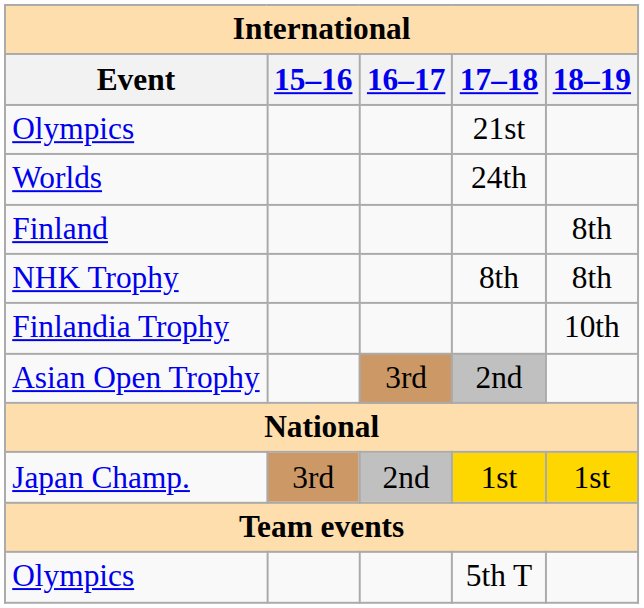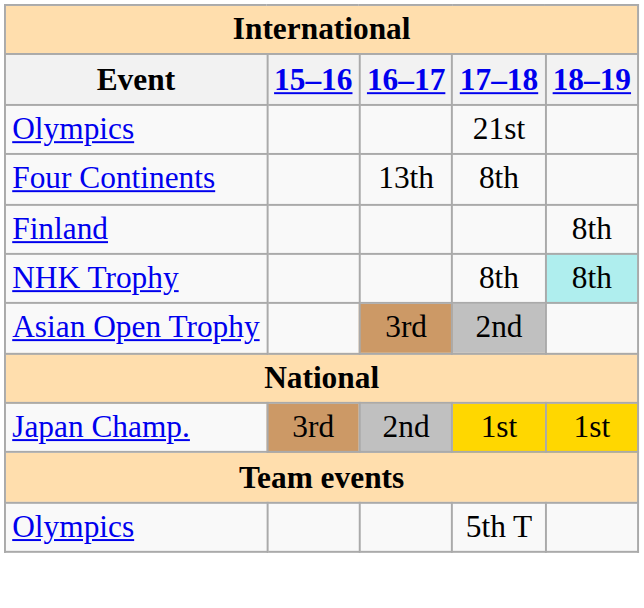- row: (57, 178)
+ row: (114, 178)
(592, 278) no background -> (592, 278) paleturquoise background
- row: (121, 327)
